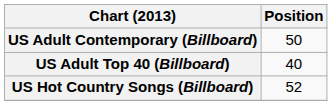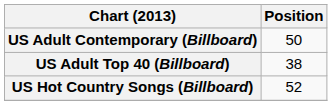(294, 64) 40 -> (294, 64) 38
